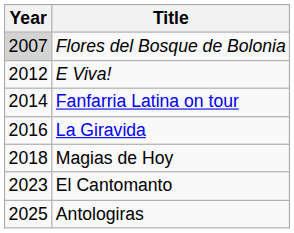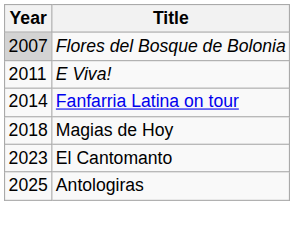(28, 74) 2012 -> (28, 74) 2011
- row: (101, 130)
